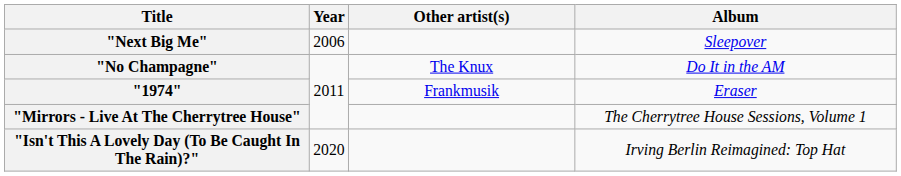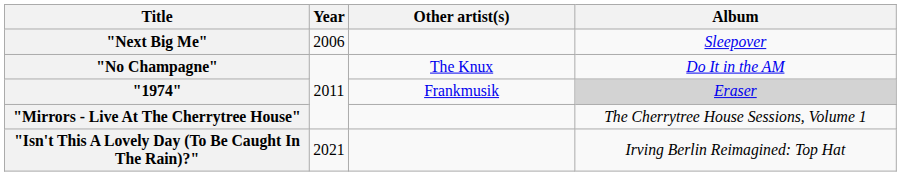(735, 91) no background -> (735, 91) lightgrey background
(329, 150) 2020 -> (329, 150) 2021
